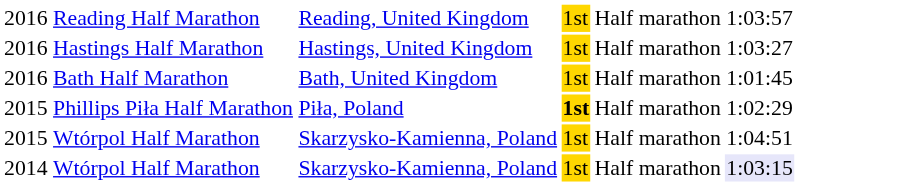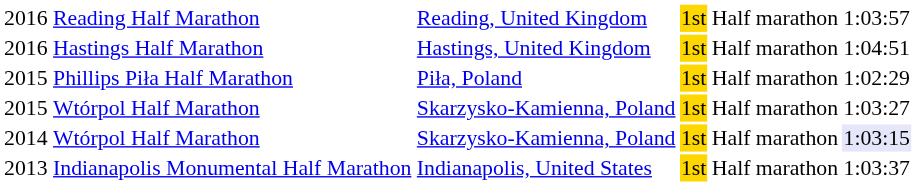(760, 48) 1:03:27 -> (877, 48) 1:04:51
- row: (26, 77)
(576, 107) bold -> (694, 77) normal
(760, 137) 1:04:51 -> (877, 107) 1:03:27
+ row: (26, 167)
